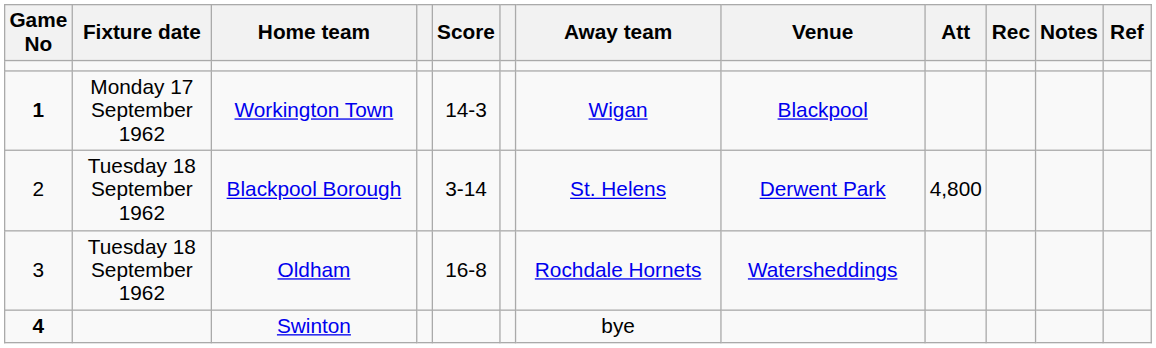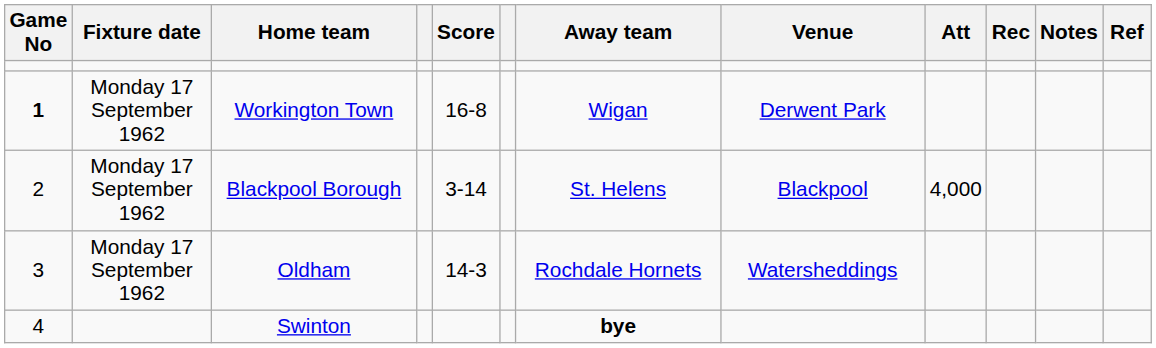(466, 110) 14-3 -> (466, 110) 16-8
(823, 110) Blackpool -> (823, 110) Derwent Park
(142, 190) Tuesday 18 September 1962 -> (142, 190) Monday 17 September 1962
(823, 190) Derwent Park -> (823, 190) Blackpool
(956, 190) 4,800 -> (956, 190) 4,000
(142, 269) Tuesday 18 September 1962 -> (142, 269) Monday 17 September 1962
(466, 269) 16-8 -> (466, 269) 14-3
(38, 326) bold -> (38, 326) normal
(618, 326) normal -> (618, 326) bold
